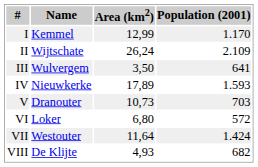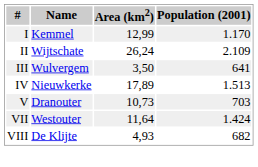(237, 85) 1.593 -> (237, 85) 1.513
- row: (22, 119)
